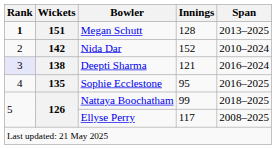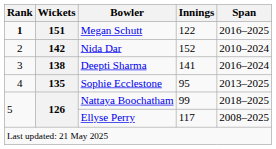(187, 30) 128 -> (187, 30) 122
(244, 30) 2013–2025 -> (244, 30) 2016–2025
(20, 65) lavender background -> (20, 65) no background
(187, 65) 121 -> (187, 65) 141
(244, 83) 2016–2025 -> (244, 83) 2013–2025
